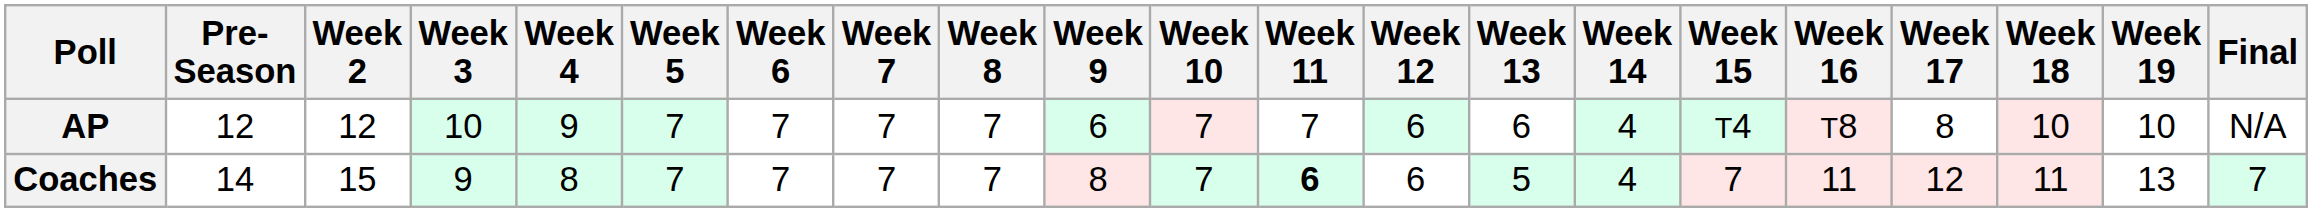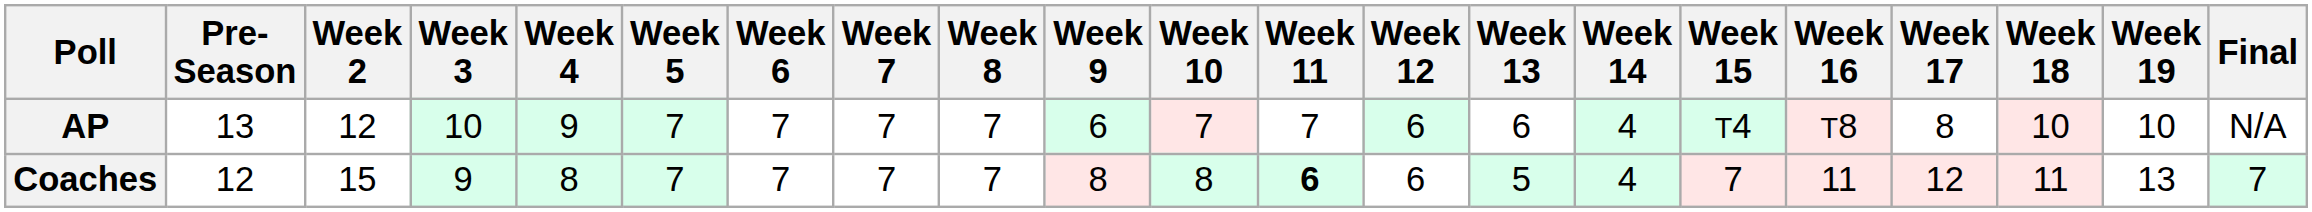(235, 126) 12 -> (235, 126) 13
(235, 180) 14 -> (235, 180) 12
(1204, 180) 7 -> (1204, 180) 8
